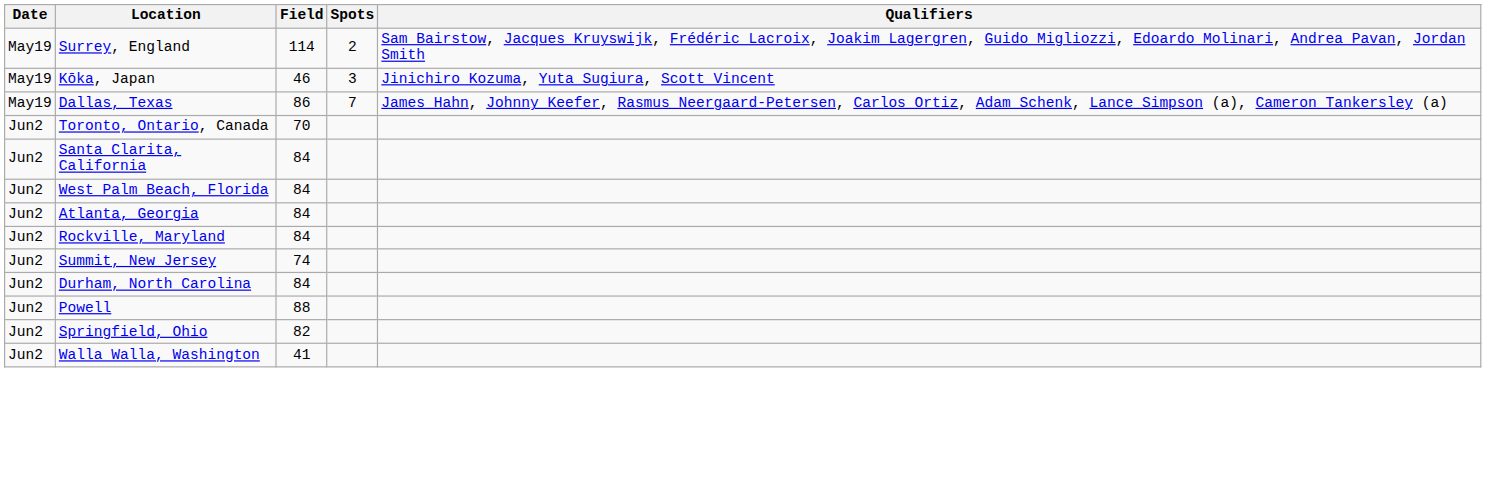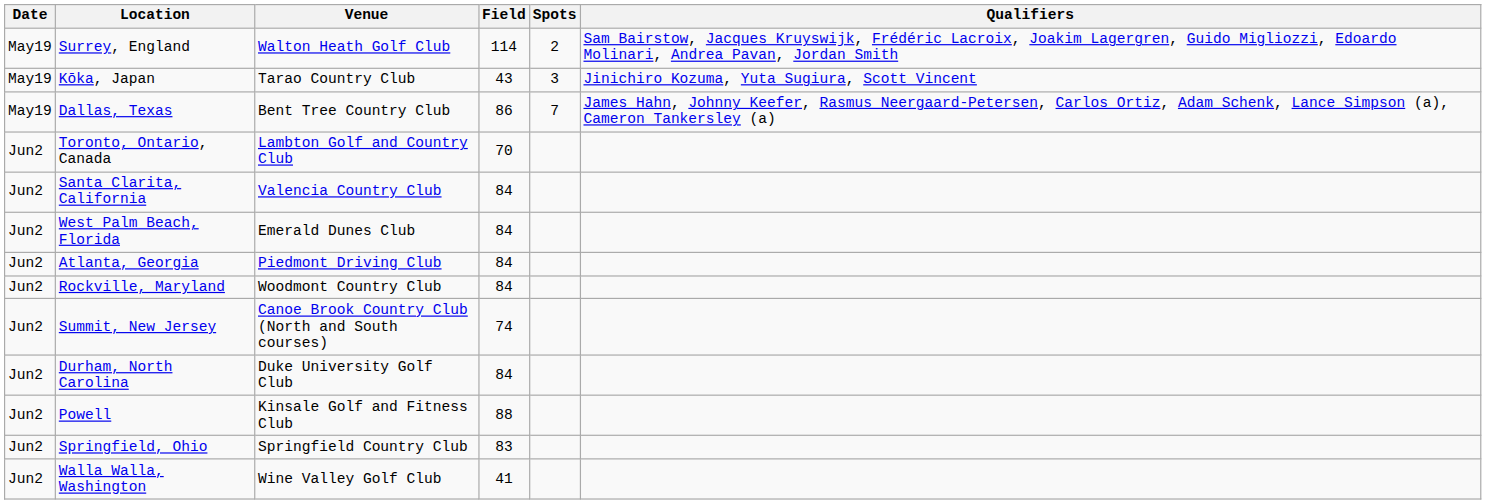+ column: (367, 17)
(302, 80) 46 -> (504, 80) 43
(302, 332) 82 -> (504, 448) 83
